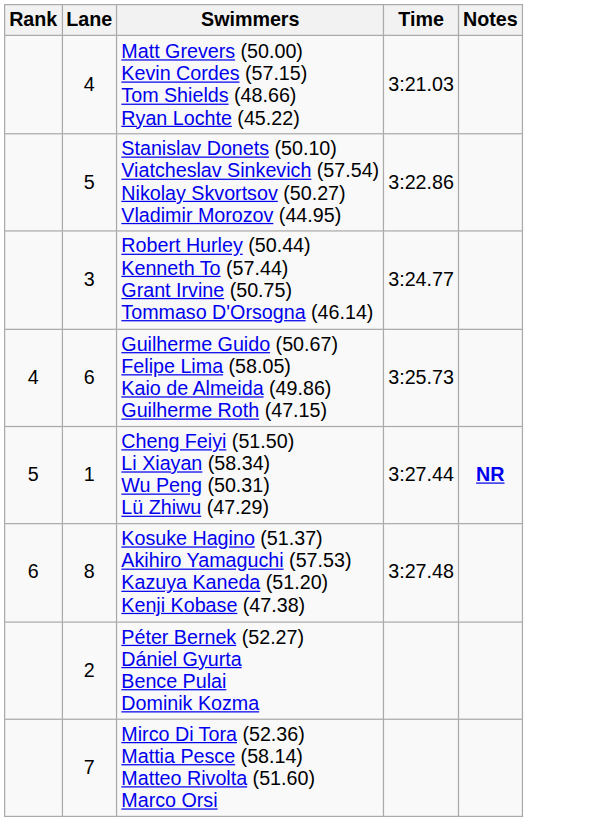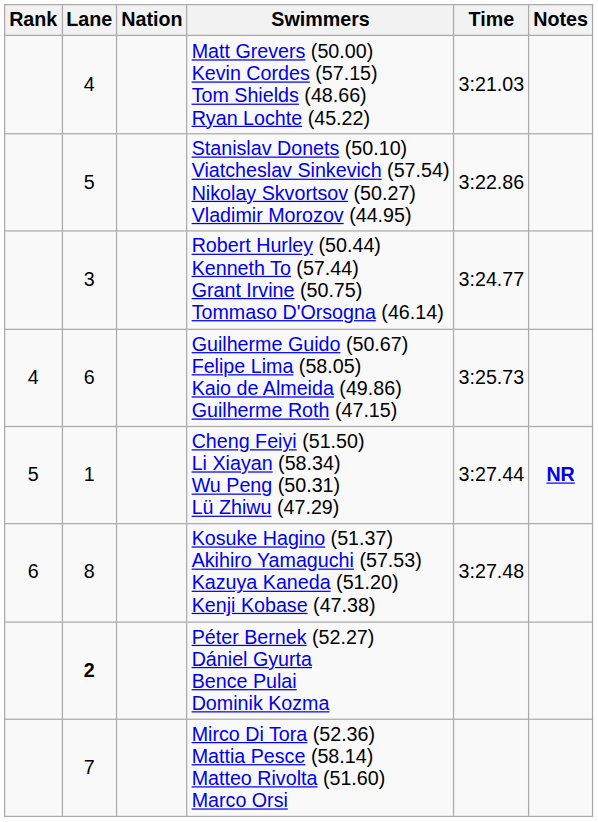+ column: (152, 20)
(89, 670) normal -> (89, 670) bold
